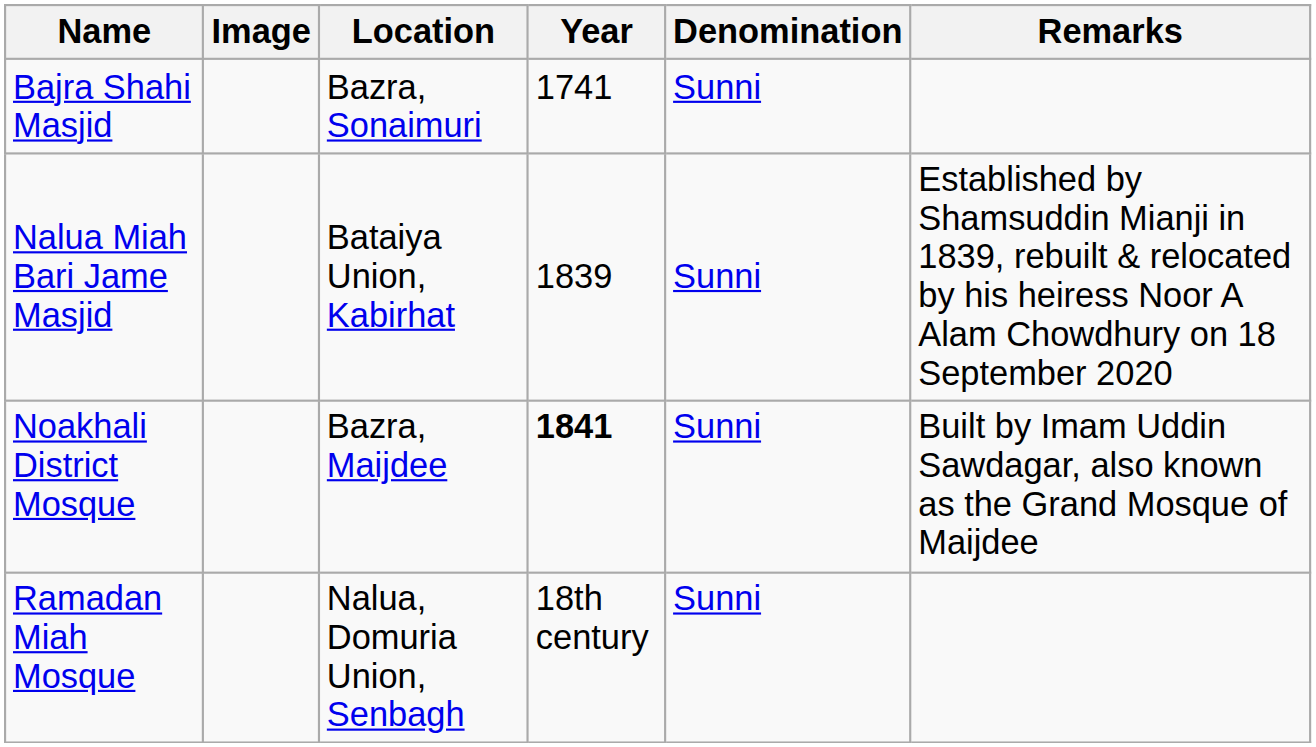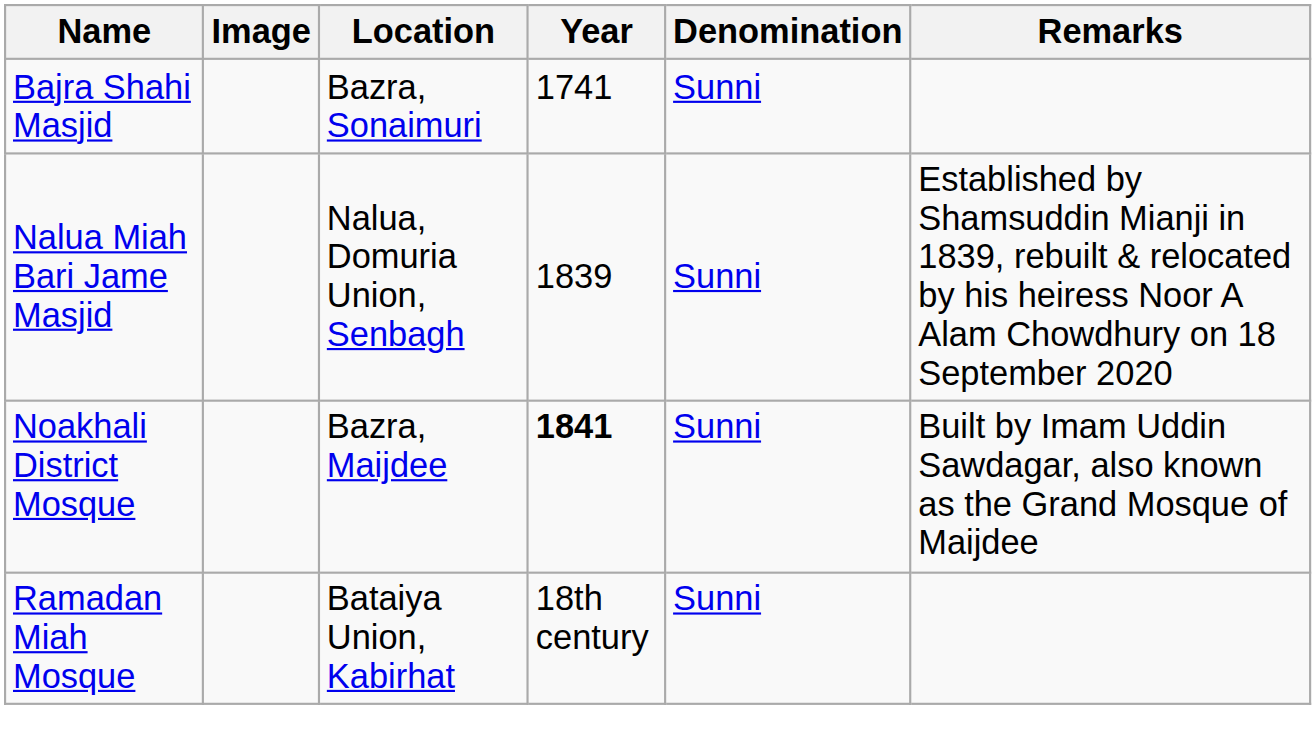(391, 276) Bataiya Union, Kabirhat -> (396, 276) Nalua, Domuria Union, Senbagh
(396, 656) Nalua, Domuria Union, Senbagh -> (391, 637) Bataiya Union, Kabirhat
